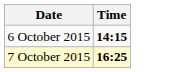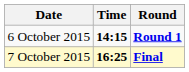+ column: (157, 15)
